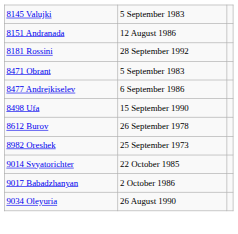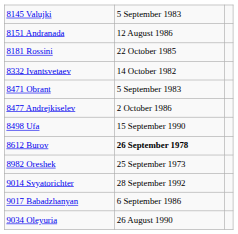(154, 51) 28 September 1992 -> (146, 51) 22 October 1985
+ row: (39, 70)
(152, 89) 6 September 1986 -> (144, 108) 2 October 1986
(154, 126) normal -> (153, 145) bold
(150, 164) 22 October 1985 -> (151, 182) 28 September 1992
(148, 182) 2 October 1986 -> (149, 201) 6 September 1986
